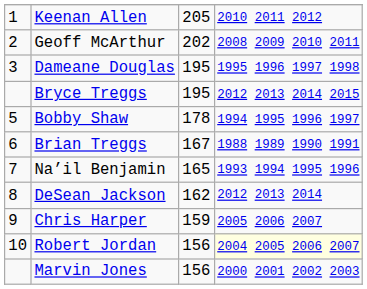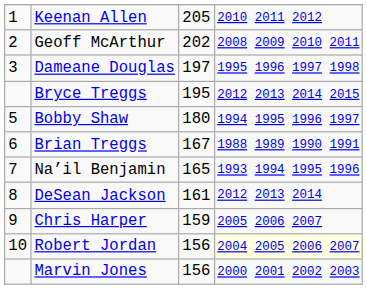(196, 68) 195 -> (196, 68) 197
(196, 119) 178 -> (196, 119) 180
(196, 195) 162 -> (196, 195) 161
